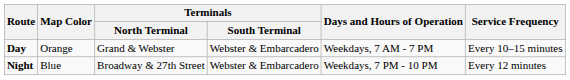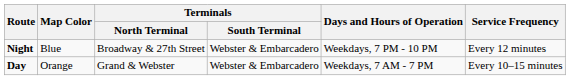rows swapped: (16, 48) <-> (20, 65)
